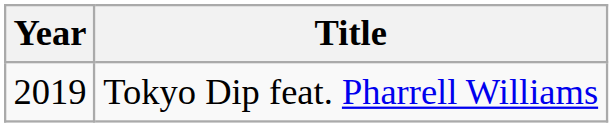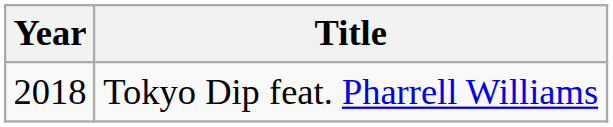(50, 91) 2019 -> (50, 91) 2018
